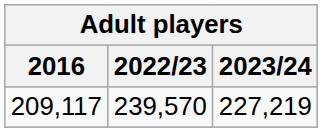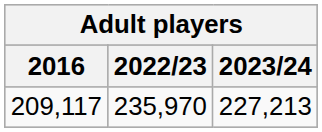(160, 106) 239,570 -> (160, 106) 235,970
(265, 106) 227,219 -> (265, 106) 227,213
